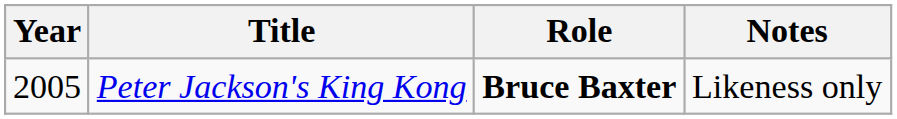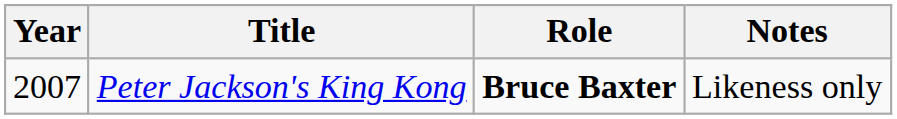(47, 85) 2005 -> (47, 85) 2007
